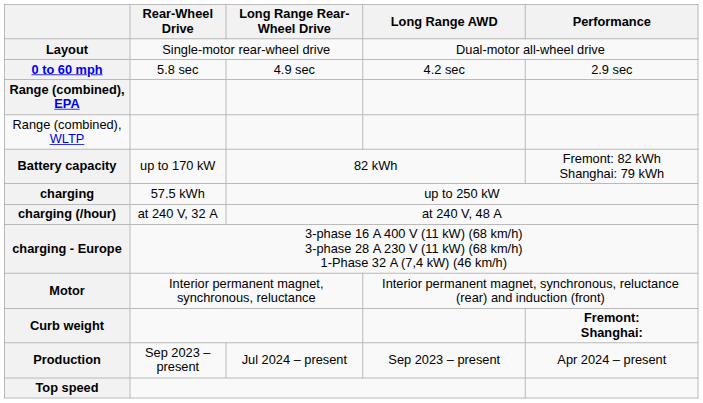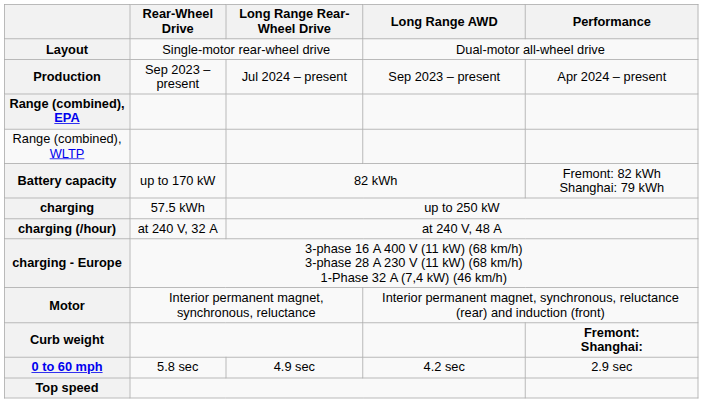rows swapped: (67, 360) <-> (67, 69)
